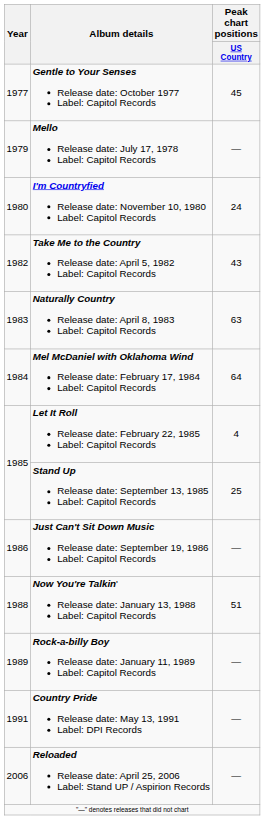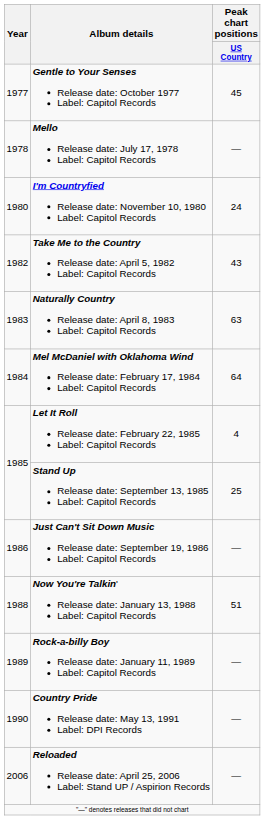(17, 149) 1979 -> (17, 149) 1978
(17, 719) 1991 -> (17, 719) 1990
